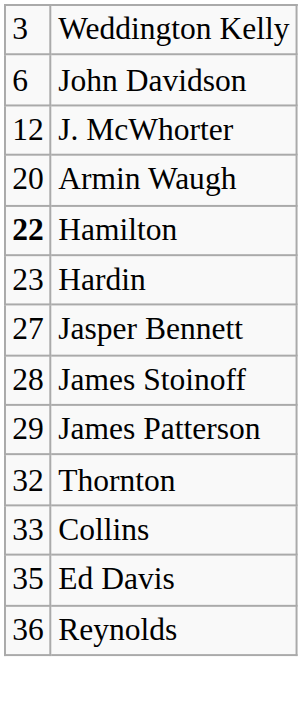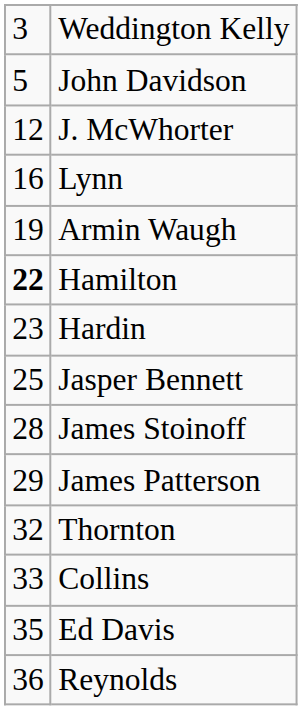(20, 79) 6 -> (20, 79) 5
+ row: (91, 179)
(28, 179) 20 -> (28, 229) 19
(28, 329) 27 -> (28, 379) 25
